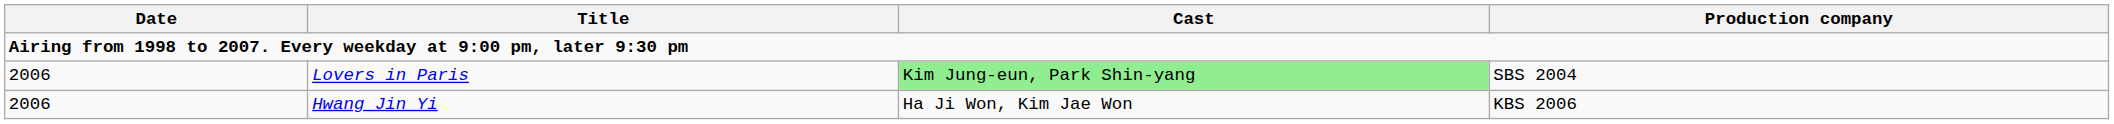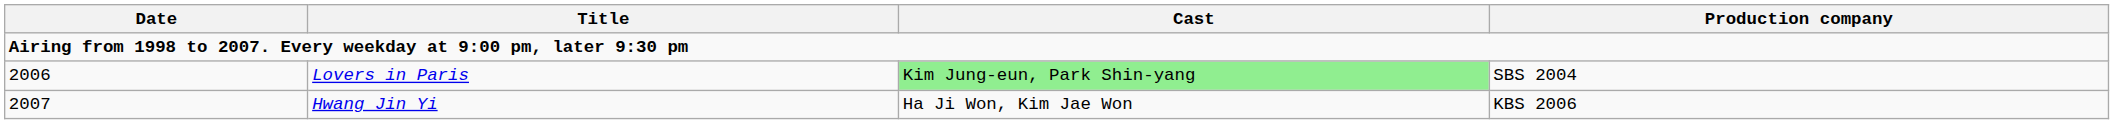(30, 104) 2006 -> (30, 104) 2007
